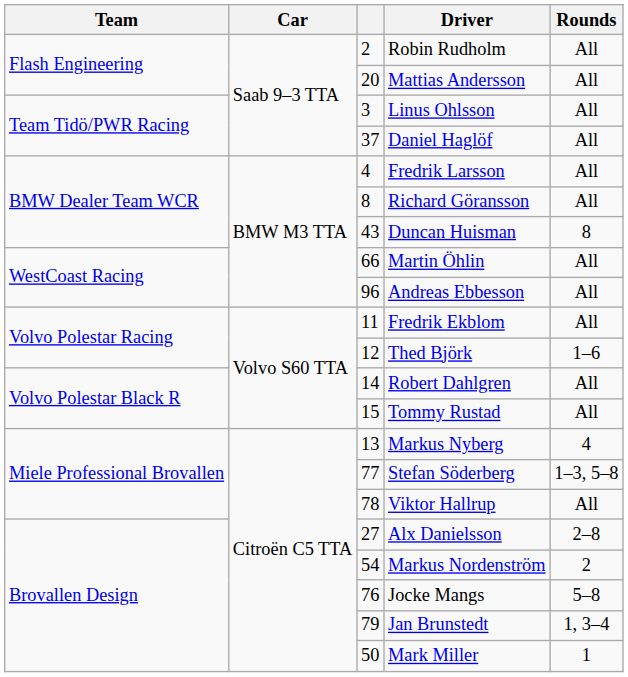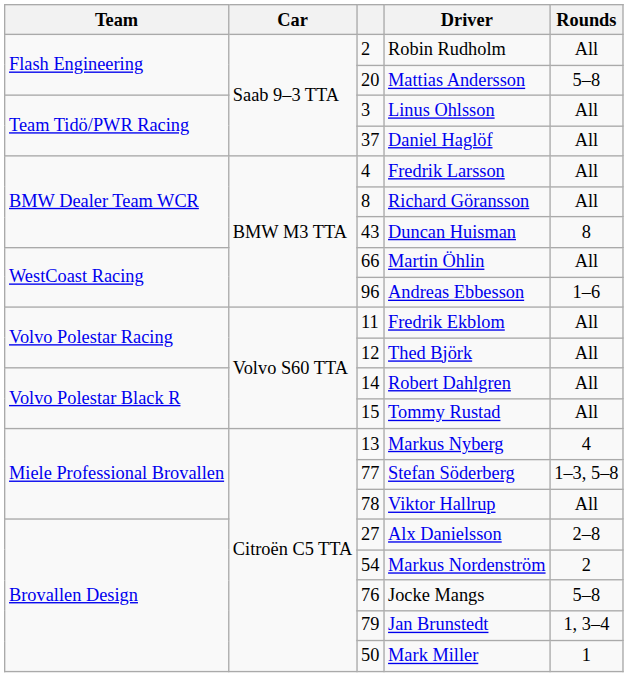(586, 79) All -> (586, 79) 5–8
(586, 291) All -> (586, 291) 1–6
(586, 352) 1–6 -> (586, 352) All
